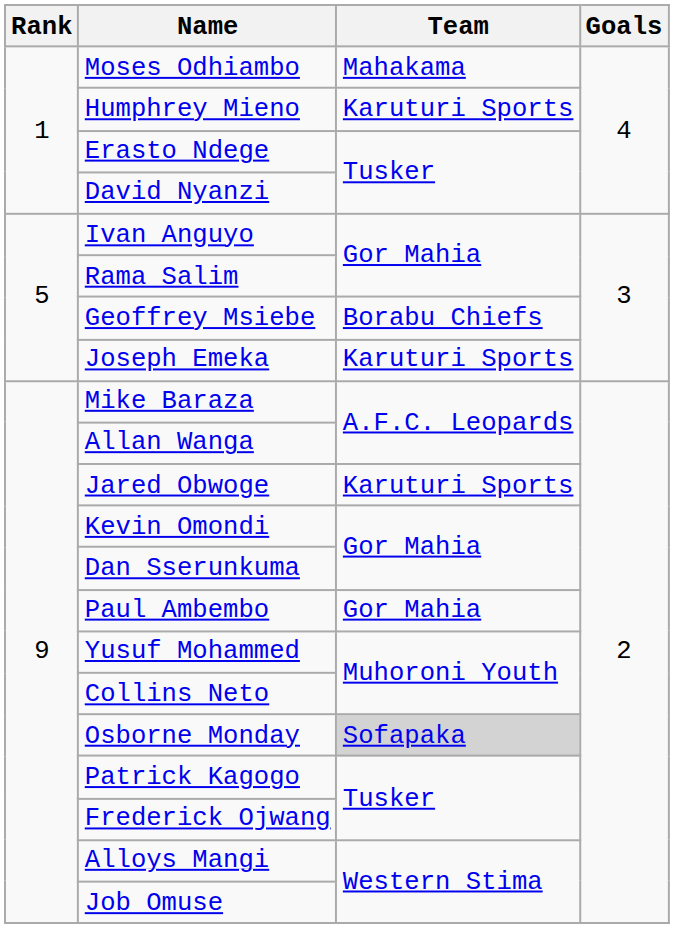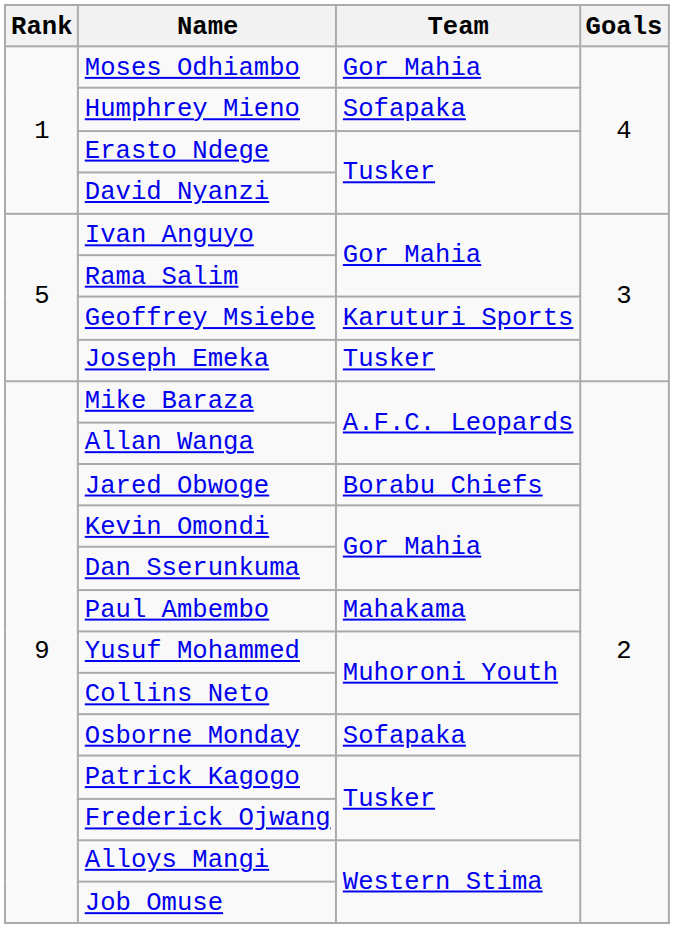(404, 68) Mahakama -> (412, 68) Gor Mahia
(458, 109) Karuturi Sports -> (404, 109) Sofapaka
(443, 318) Borabu Chiefs -> (458, 318) Karuturi Sports
(458, 360) Karuturi Sports -> (389, 360) Tusker
(458, 485) Karuturi Sports -> (443, 485) Borabu Chiefs
(412, 610) Gor Mahia -> (404, 610) Mahakama
(404, 735) lightgrey background -> (404, 735) no background
